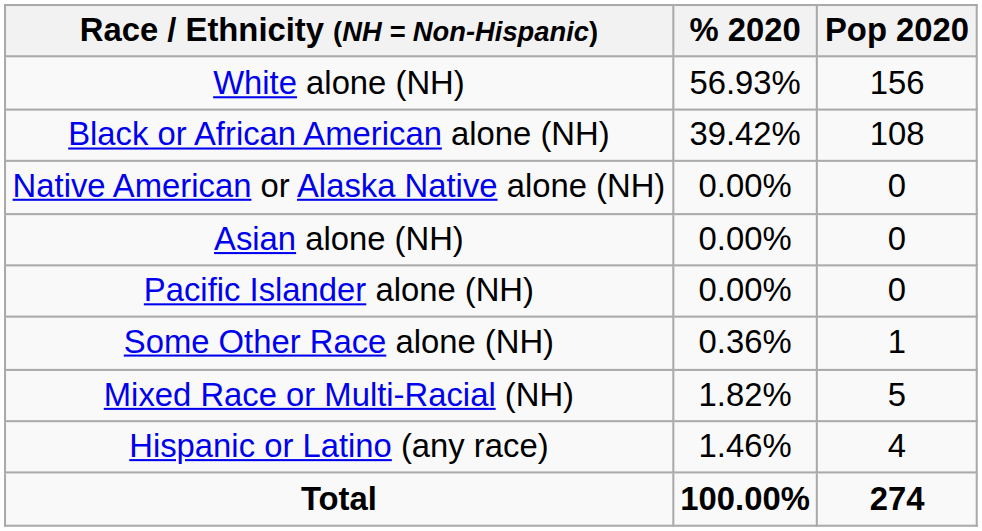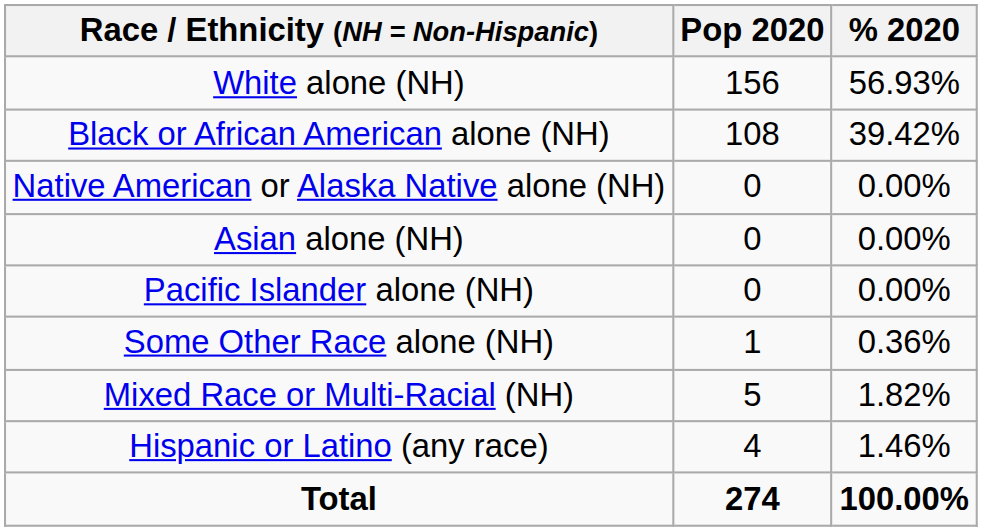columns swapped: (897, 30) <-> (745, 30)
